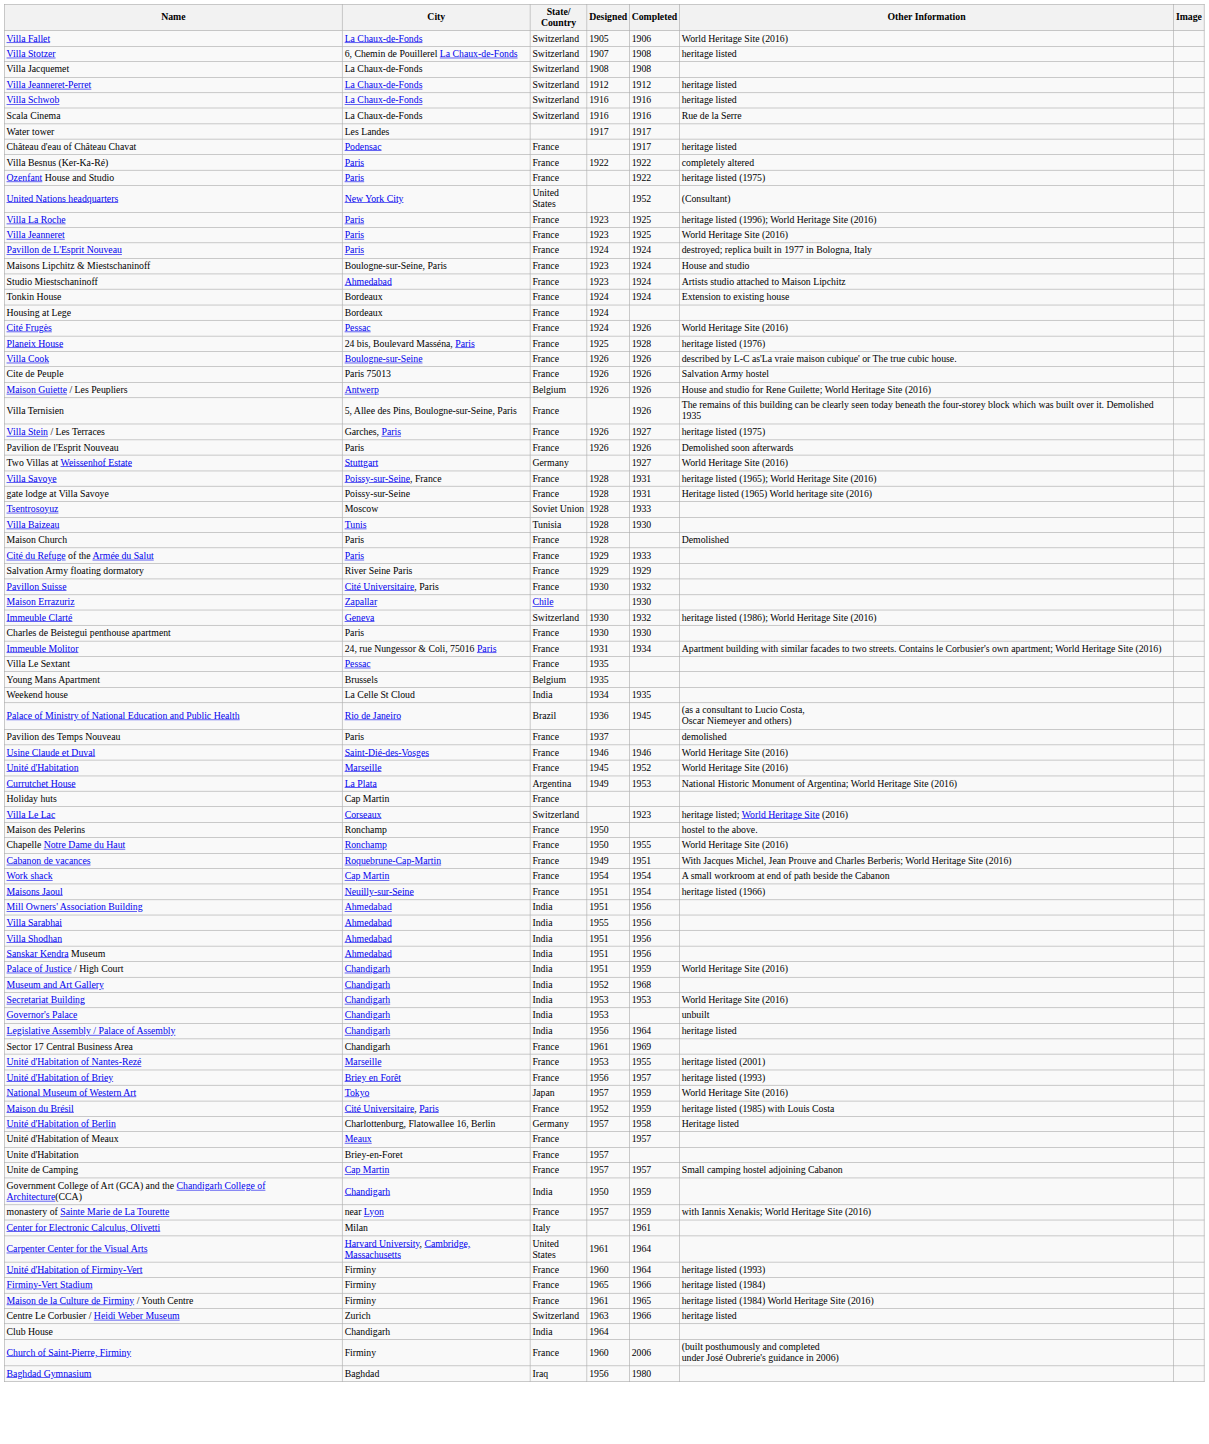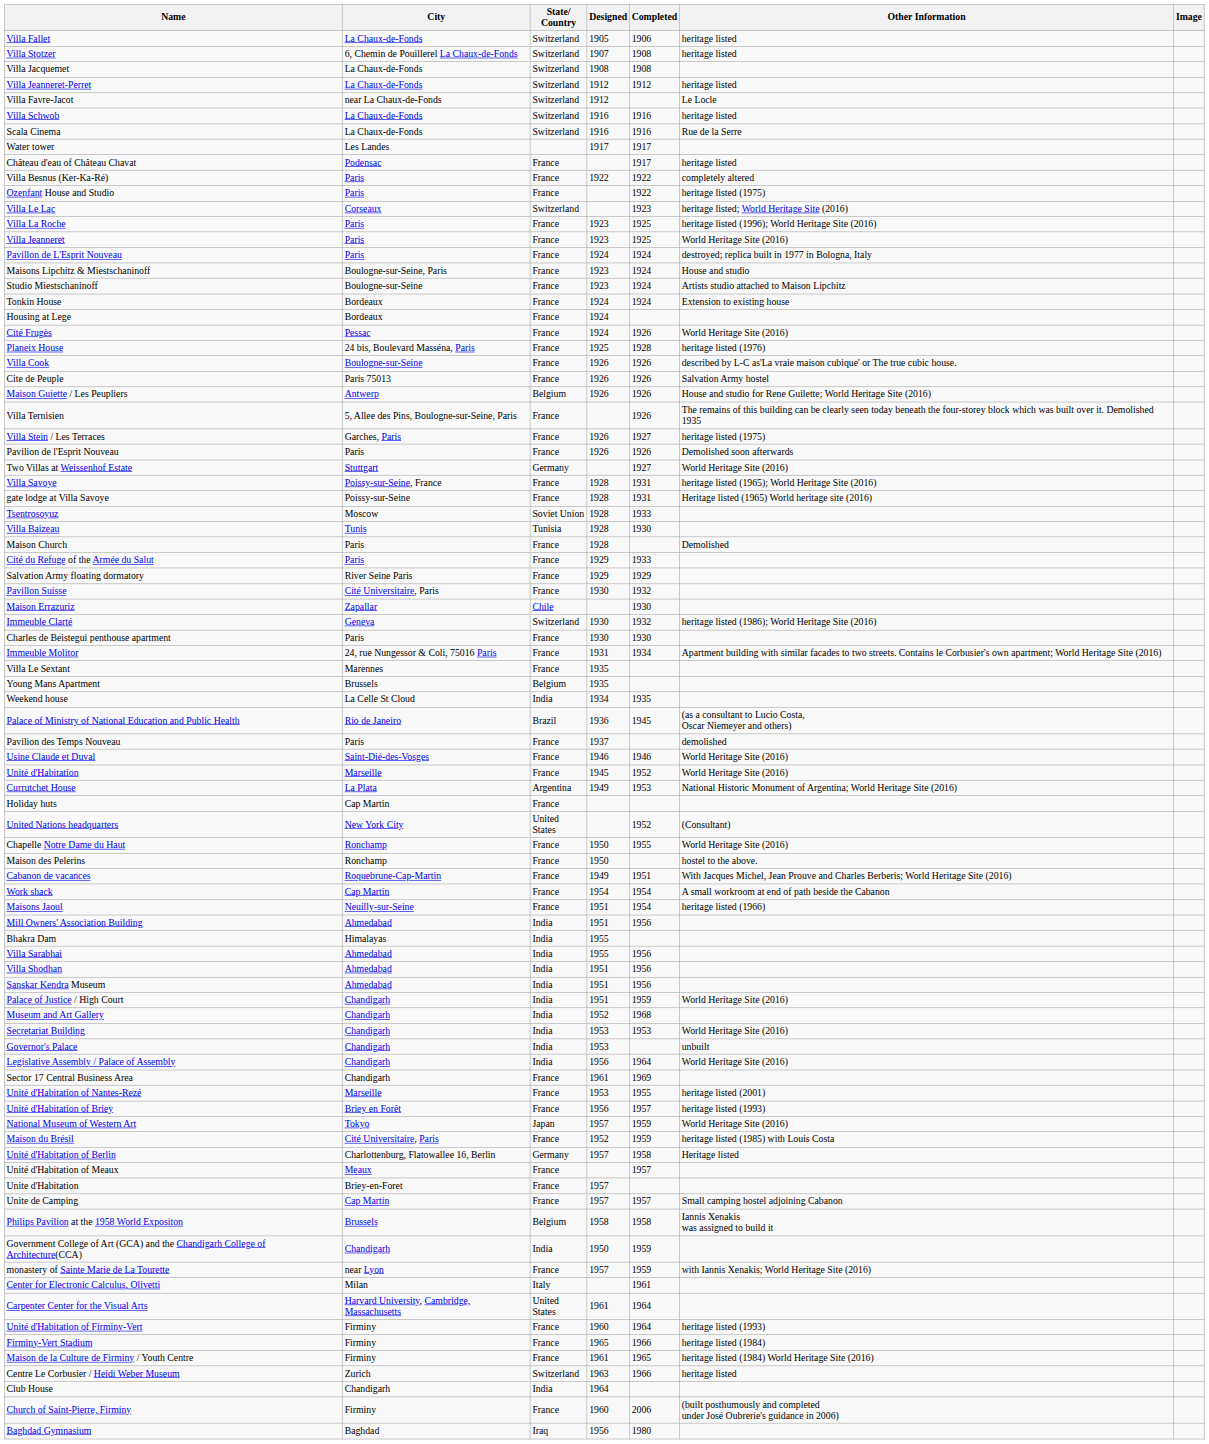(735, 38) World Heritage Site (2016) -> (709, 38) heritage listed
+ row: (40, 100)
rows swapped: (31, 814) <-> (62, 198)
(368, 281) Ahmedabad -> (384, 286) Boulogne-sur-Seine
(358, 664) Pessac -> (364, 668) Marennes
rows swapped: (66, 845) <-> (46, 830)
+ row: (31, 938)
(709, 1031) heritage listed -> (735, 1062) World Heritage Site (2016)
+ row: (95, 1222)
